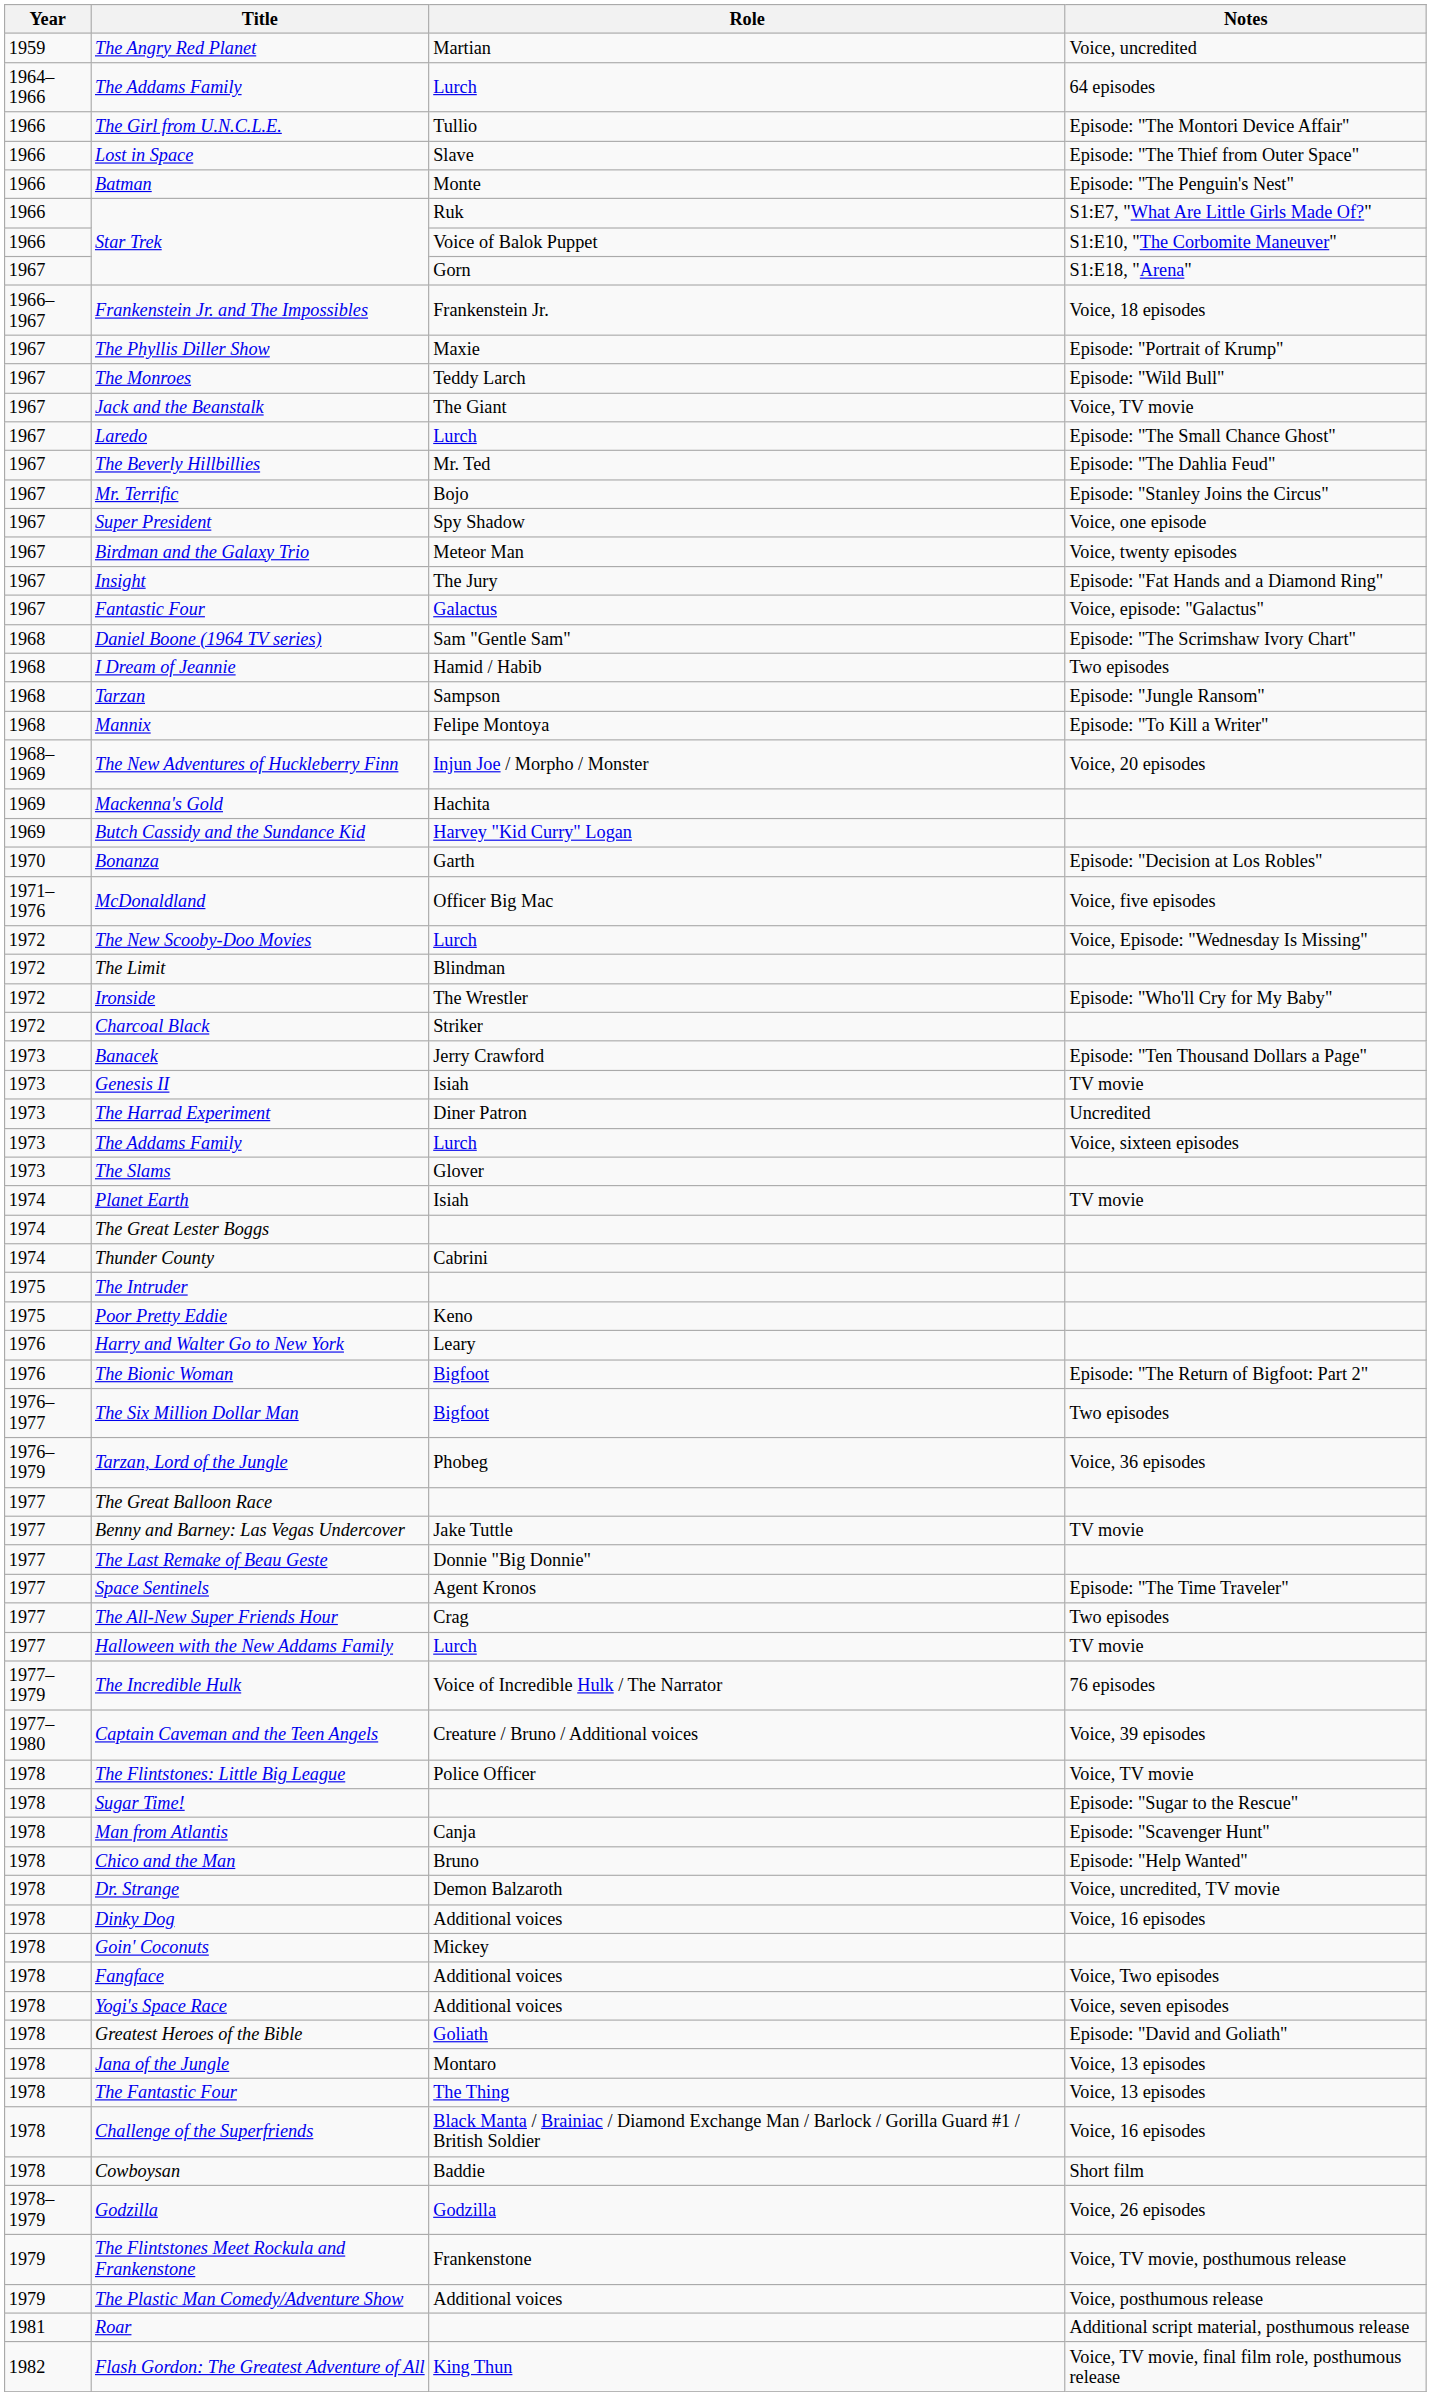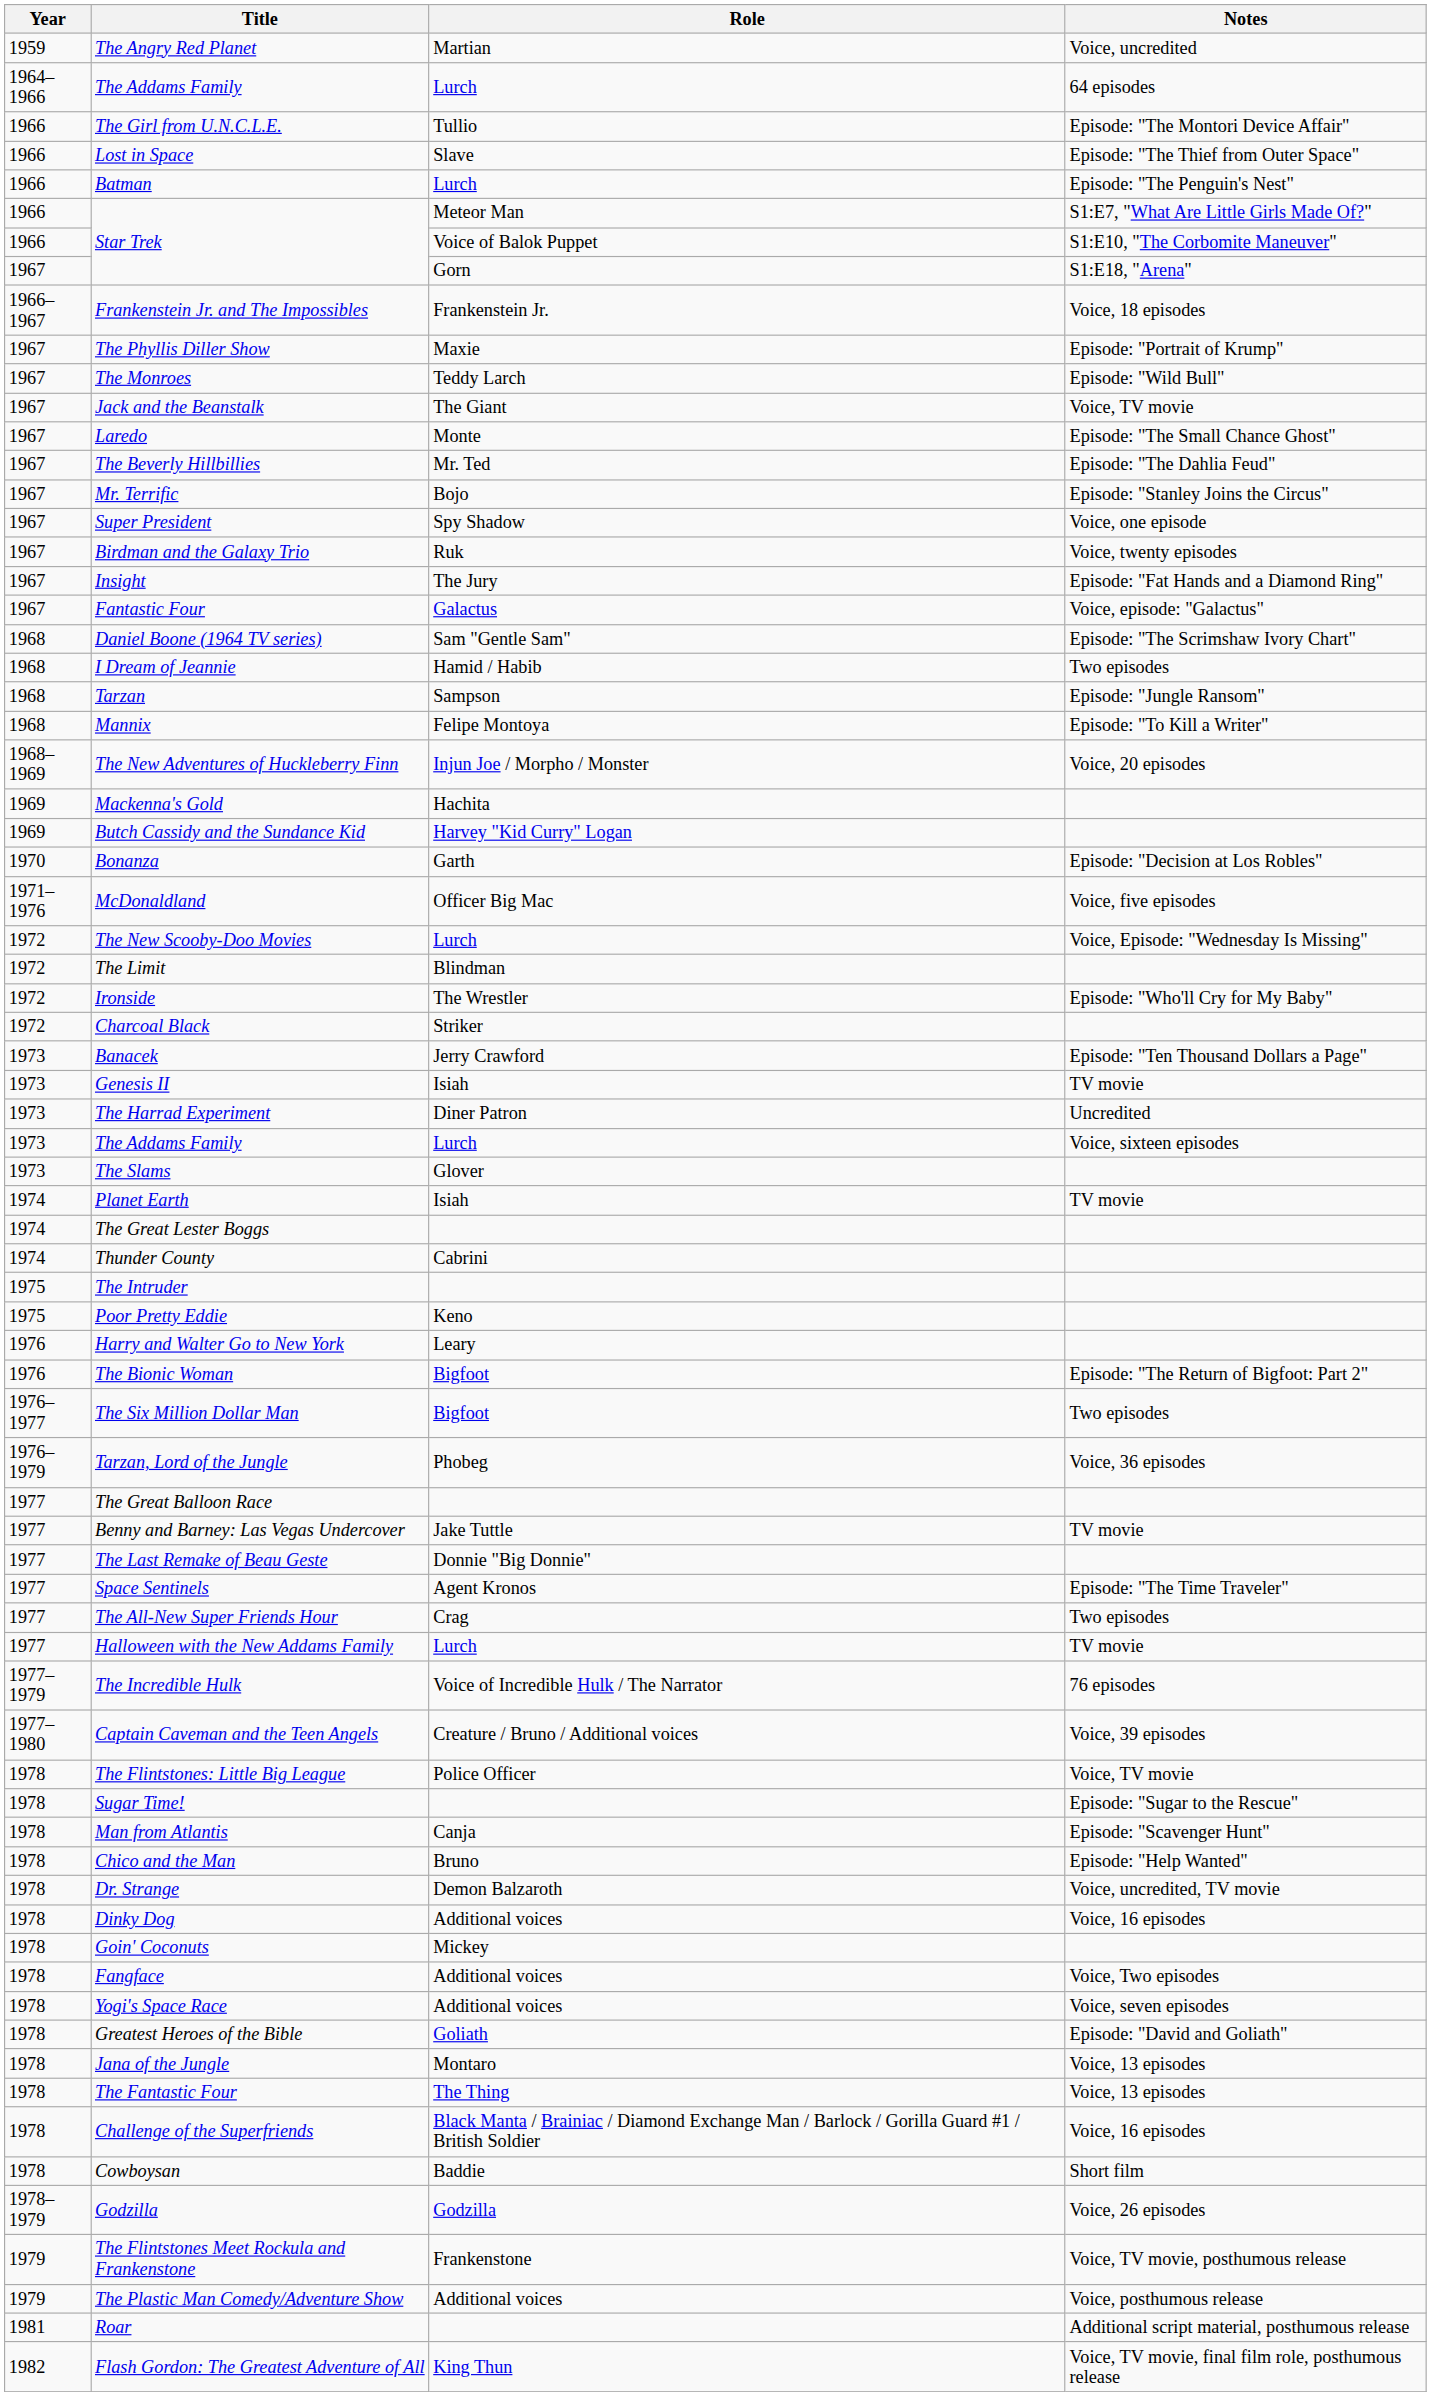(457, 184) Monte -> (455, 184) Lurch
(448, 213) Ruk -> (479, 213) Meteor Man
(455, 436) Lurch -> (457, 436) Monte
(479, 551) Meteor Man -> (448, 551) Ruk
